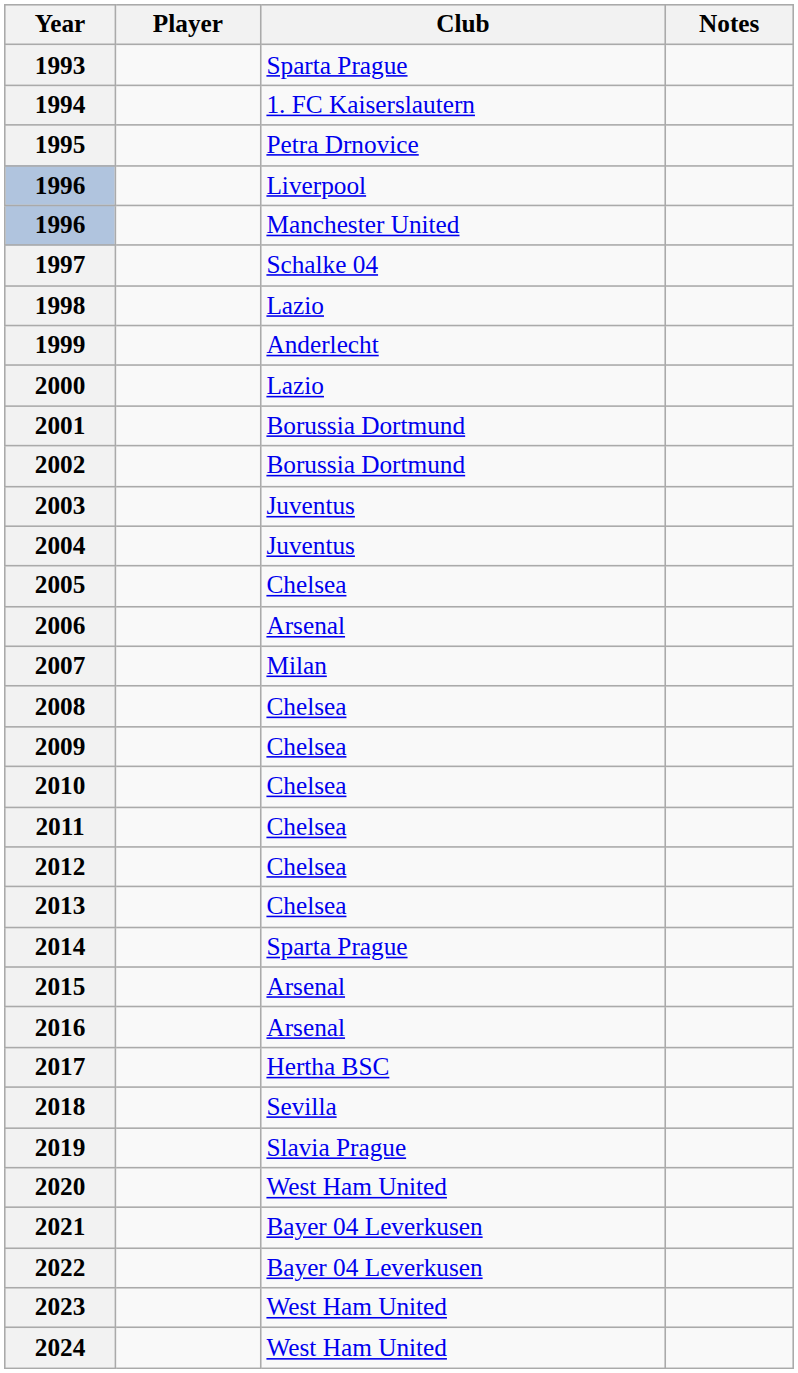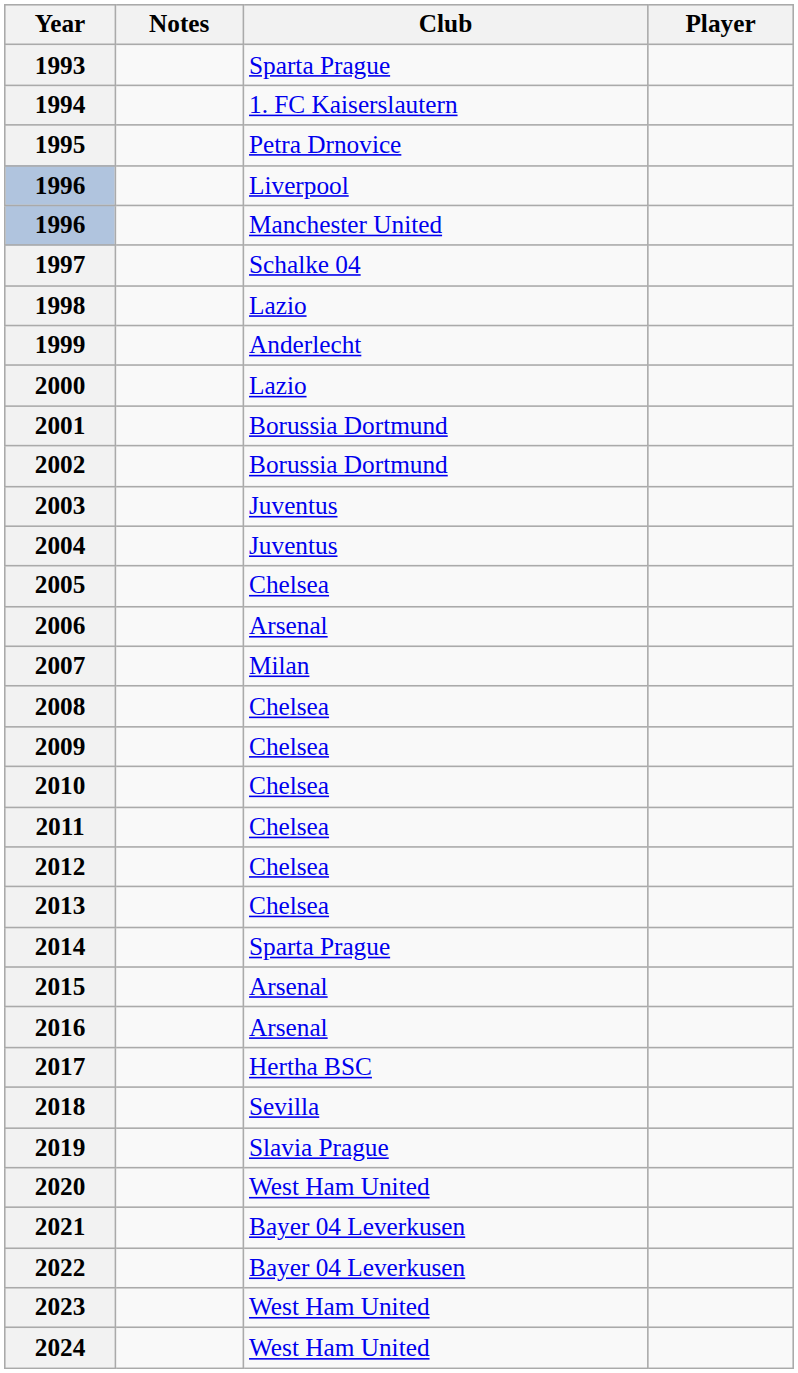columns swapped: (188, 24) <-> (729, 24)
